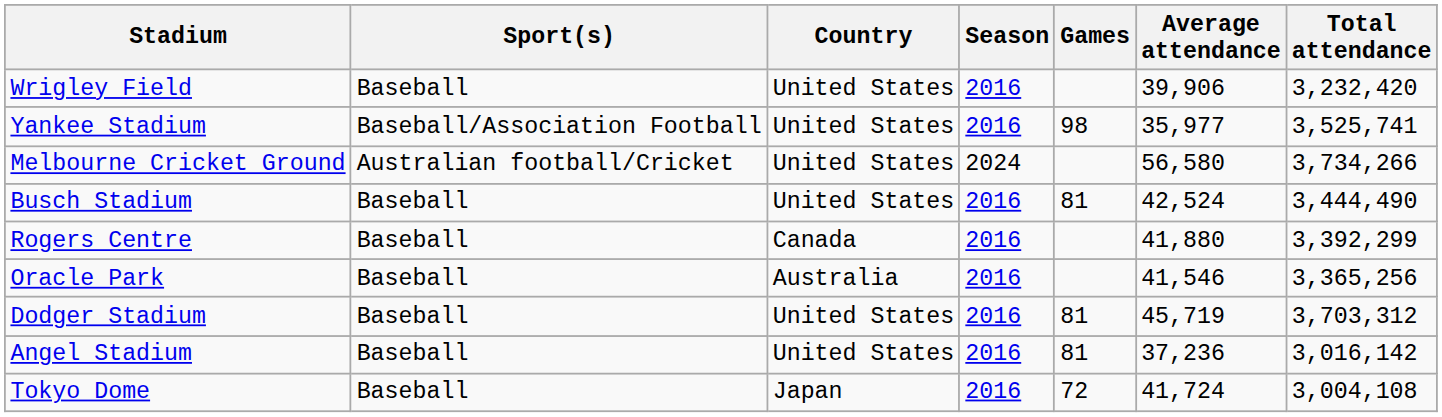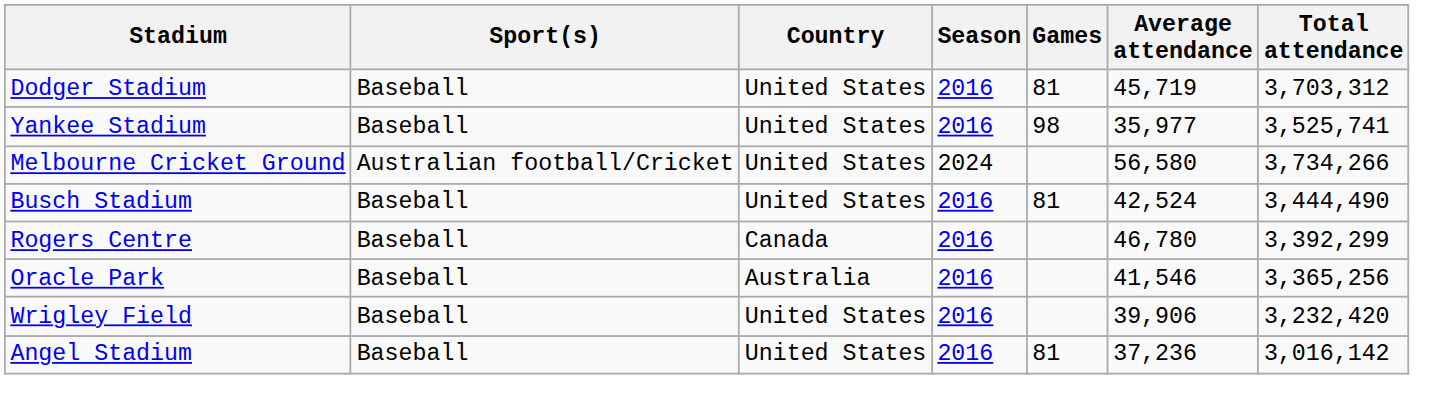rows swapped: (108, 316) <-> (101, 89)
(559, 127) Baseball/Association Football -> (413, 127) Baseball
(1183, 240) 41,880 -> (1155, 240) 46,780
- row: (80, 392)
